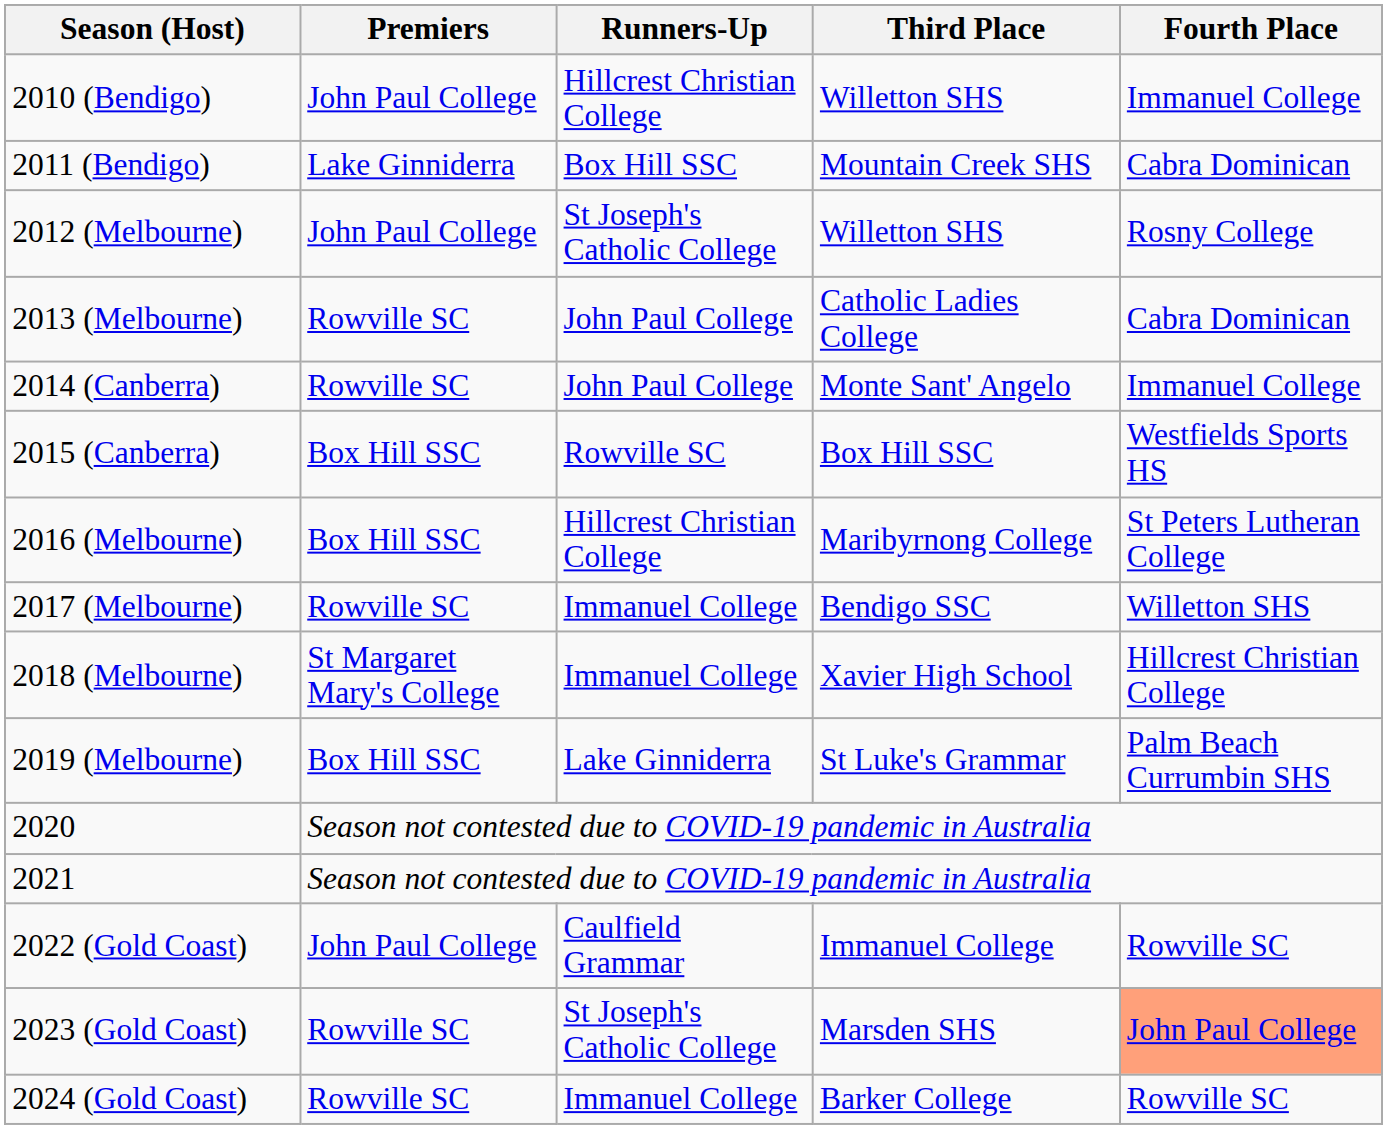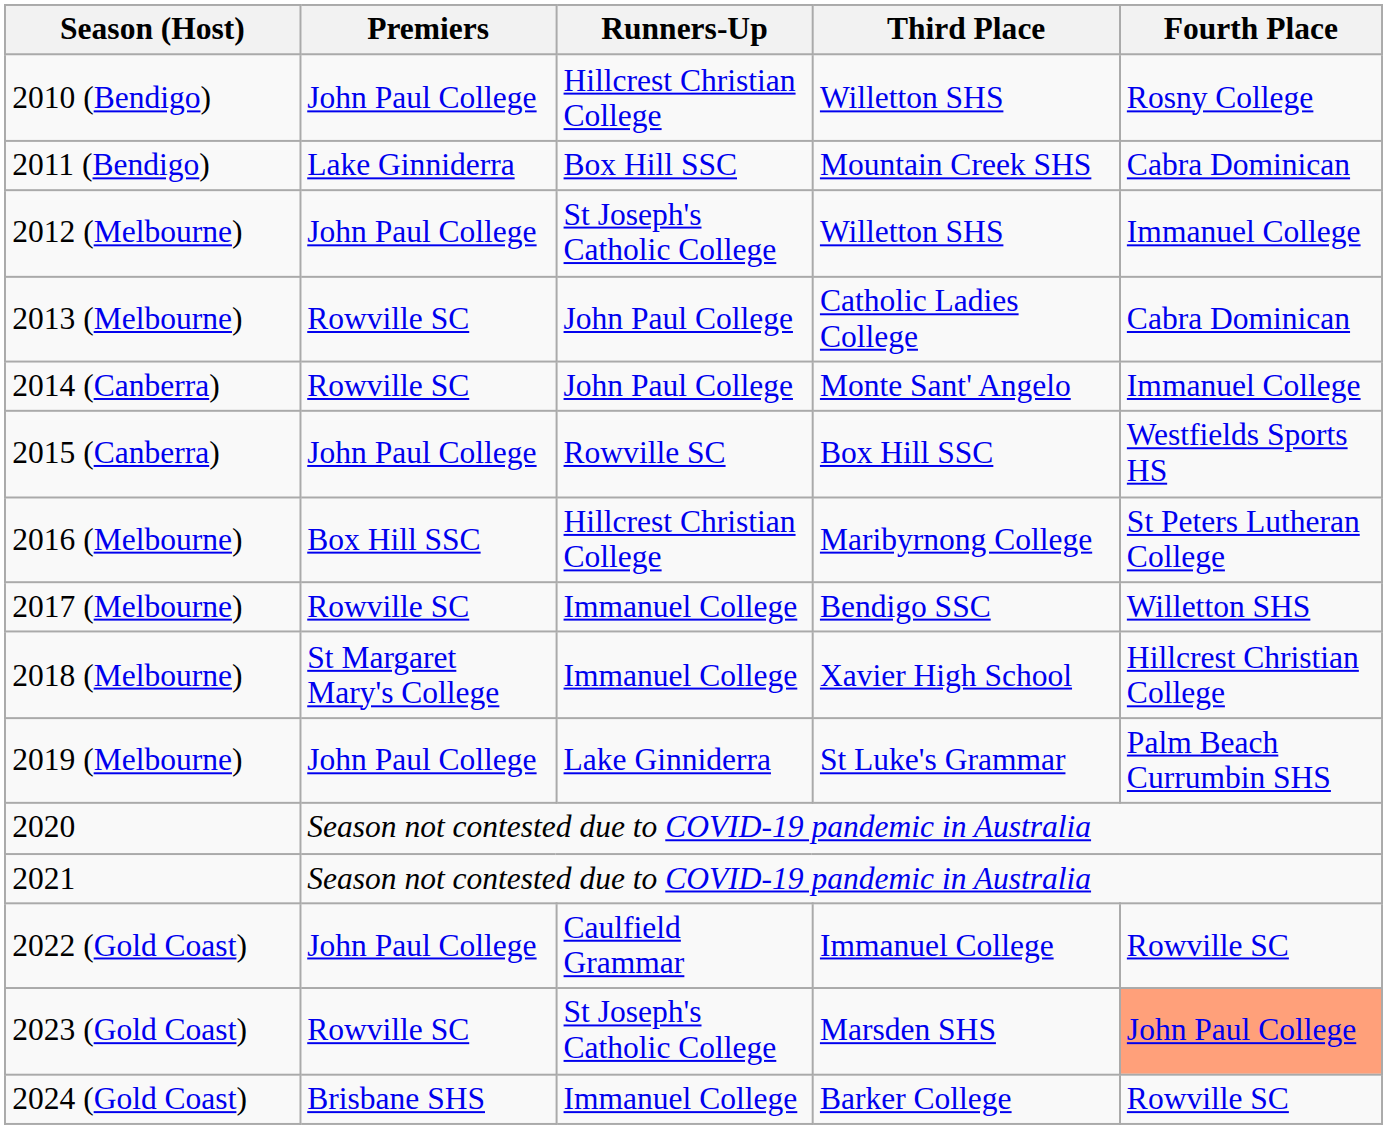(1244, 97) Immanuel College -> (1220, 97) Rosny College
(1220, 232) Rosny College -> (1244, 232) Immanuel College
(394, 453) Box Hill SSC -> (422, 453) John Paul College
(394, 759) Box Hill SSC -> (422, 759) John Paul College
(388, 1098) Rowville SC -> (396, 1098) Brisbane SHS
